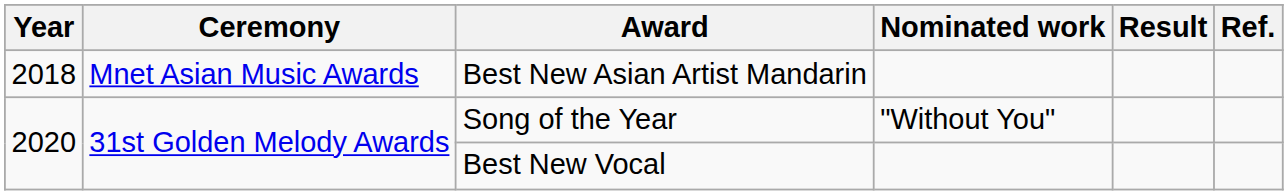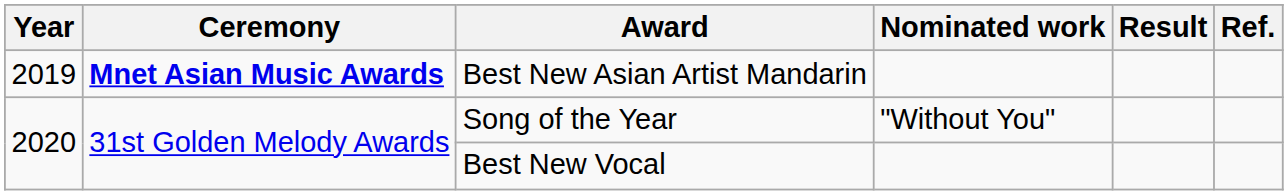(44, 73) 2018 -> (44, 73) 2019
(254, 73) normal -> (267, 73) bold
